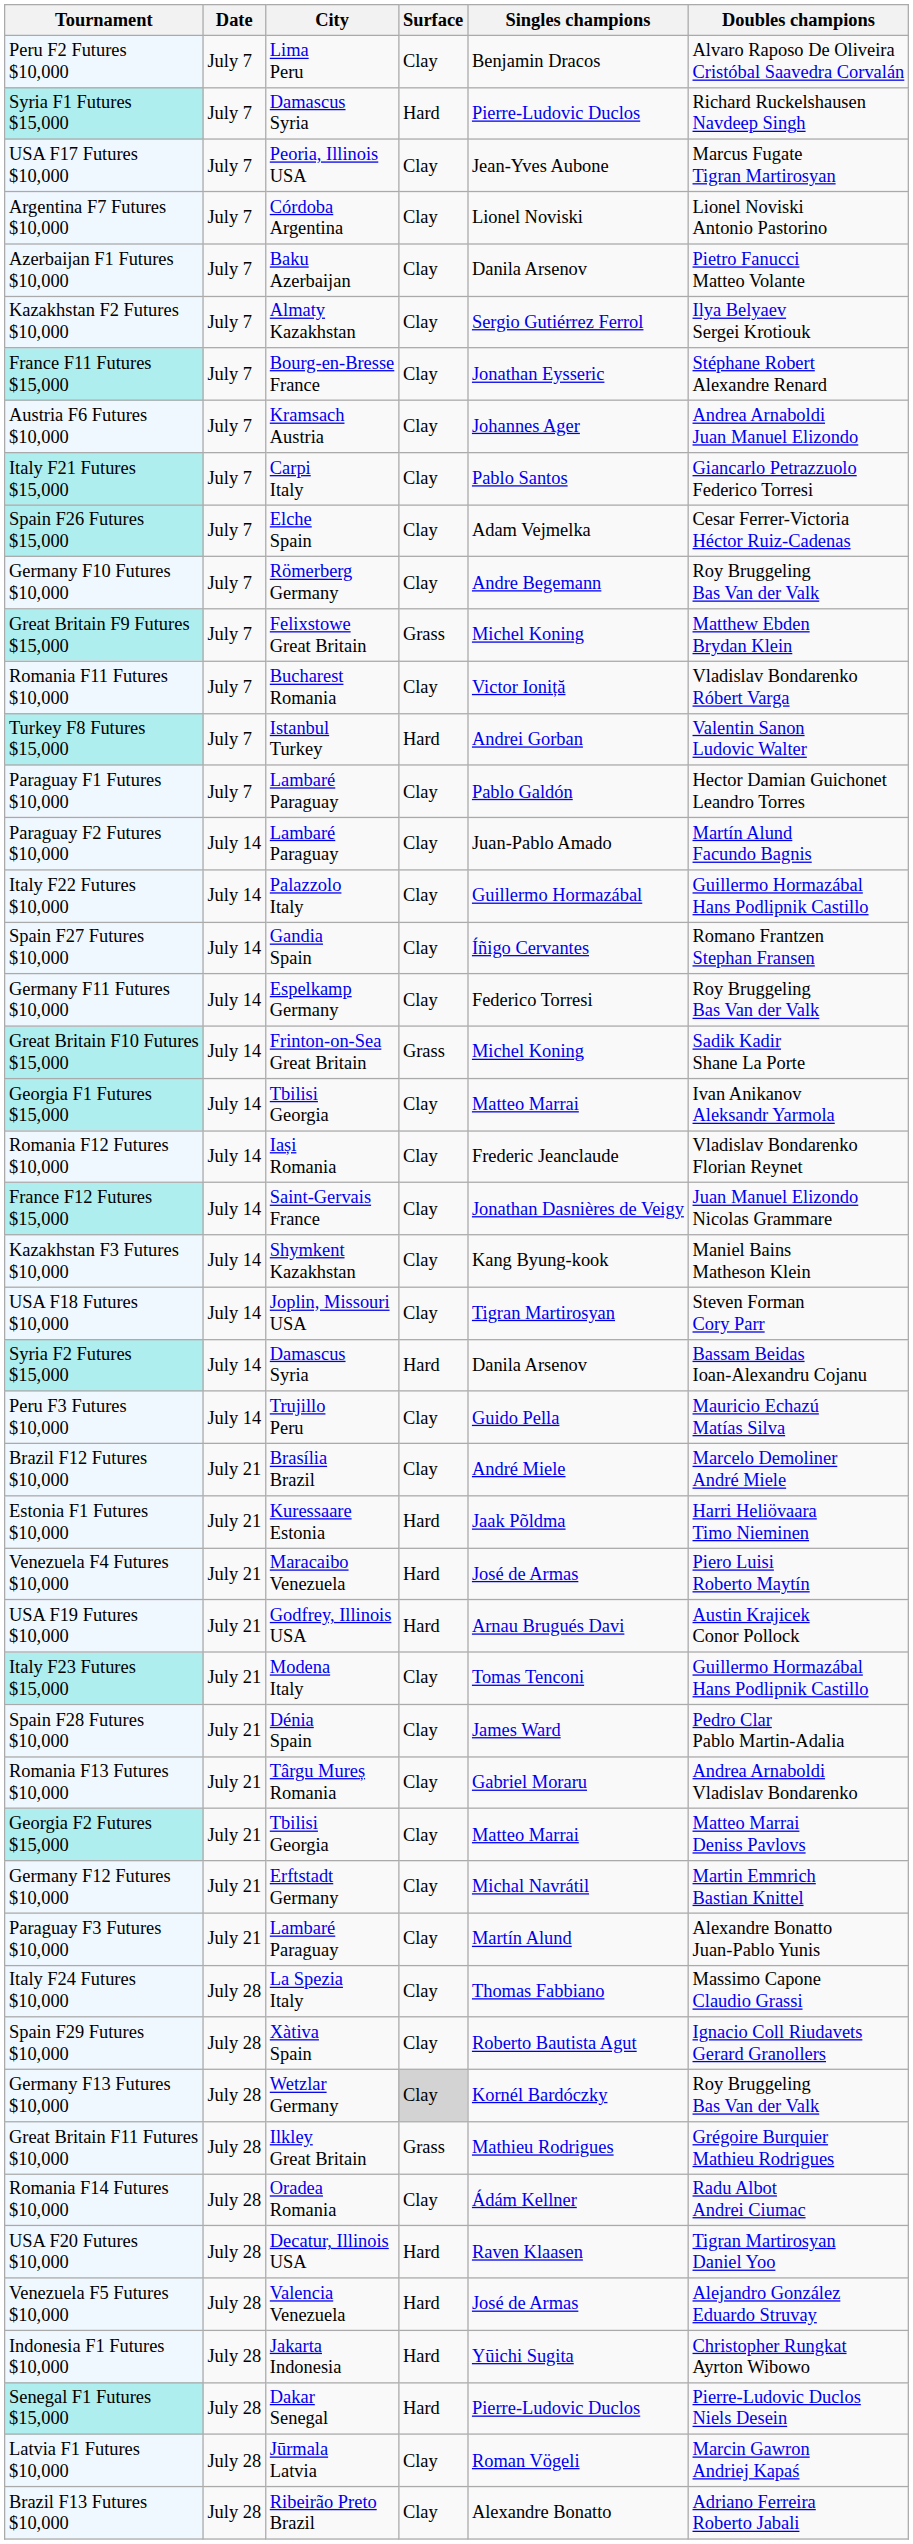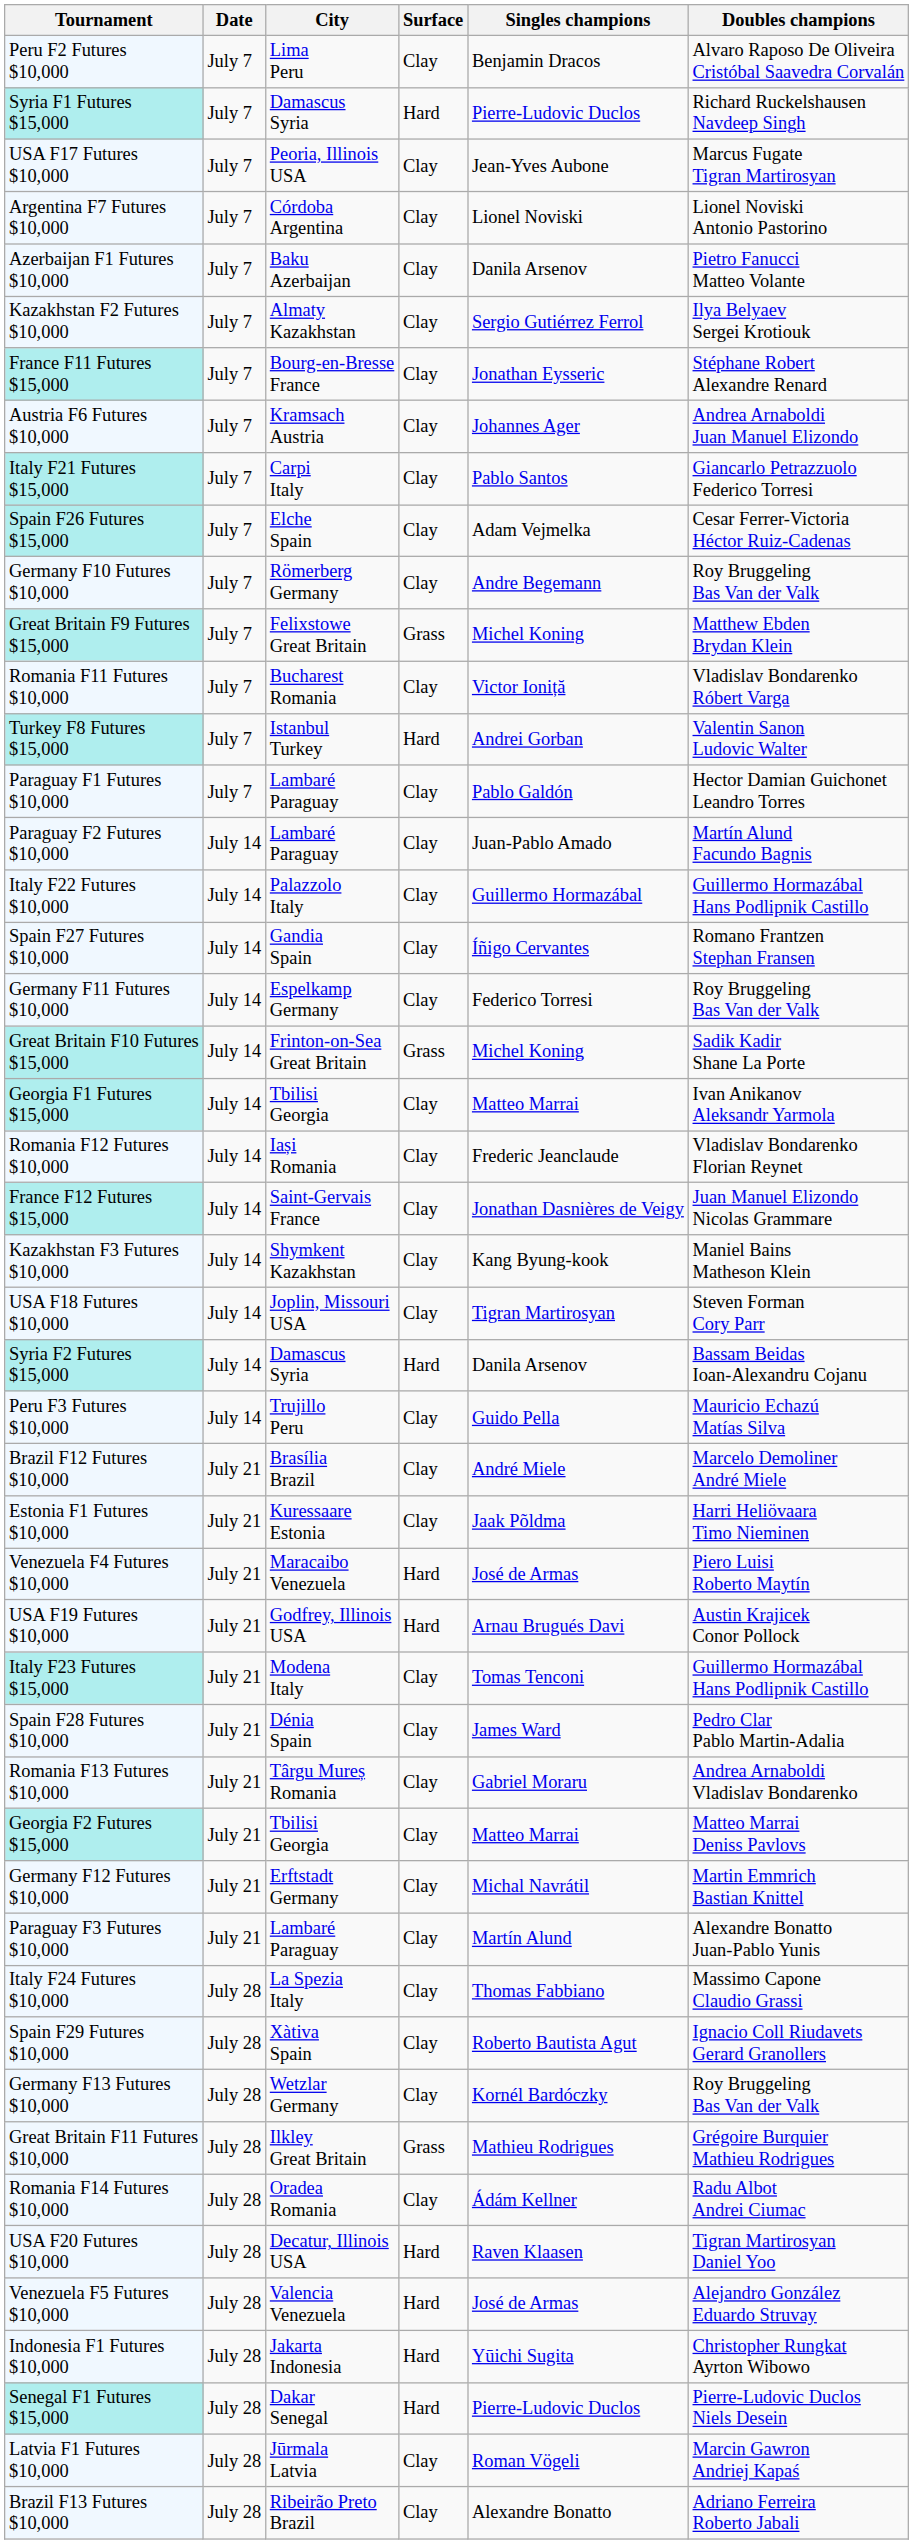(421, 1521) Hard -> (420, 1521) Clay
(420, 2095) lightgrey background -> (420, 2095) no background
